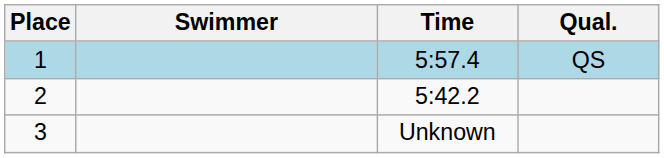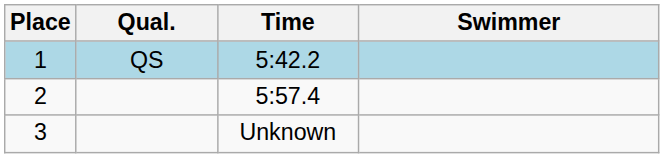columns swapped: (226, 22) <-> (589, 22)
(447, 59) 5:57.4 -> (288, 59) 5:42.2
(447, 96) 5:42.2 -> (288, 96) 5:57.4
